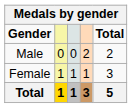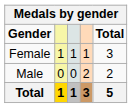rows swapped: (30, 54) <-> (30, 73)
